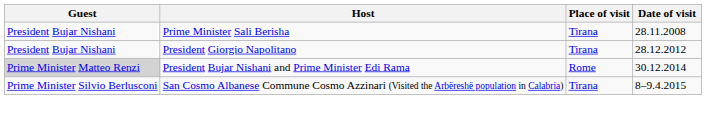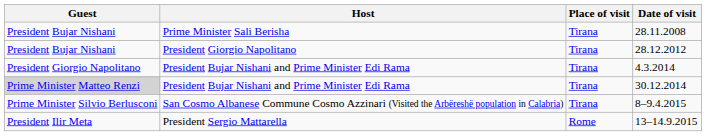+ row: (655, 67)
(582, 67) Rome -> (583, 85) Tirana
+ row: (666, 121)
